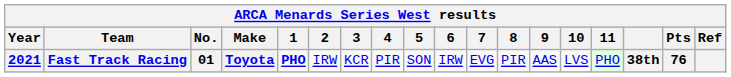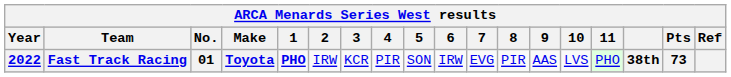(24, 60) 2021 -> (24, 60) 2022
(679, 60) 76 -> (679, 60) 73
